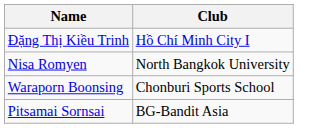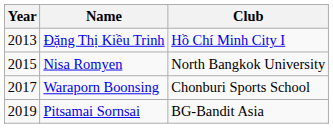+ column: (22, 16)
